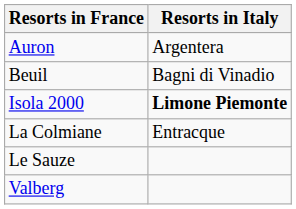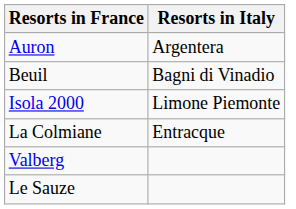(220, 103) bold -> (216, 103) normal
rows swapped: (36, 189) <-> (42, 160)
